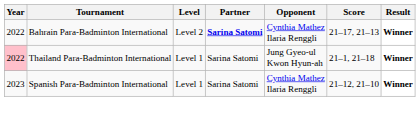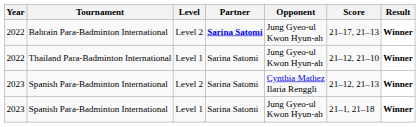(296, 32) Cynthia Mathez Ilaria Renggli -> (295, 32) Jung Gyeo-ul Kwon Hyun-ah
(16, 58) pink background -> (16, 58) no background
(352, 58) 21–1, 21–18 -> (354, 58) 21–12, 21–10
+ row: (98, 84)
(296, 84) Cynthia Mathez Ilaria Renggli -> (295, 109) Jung Gyeo-ul Kwon Hyun-ah
(354, 84) 21–12, 21–10 -> (352, 109) 21–1, 21–18
